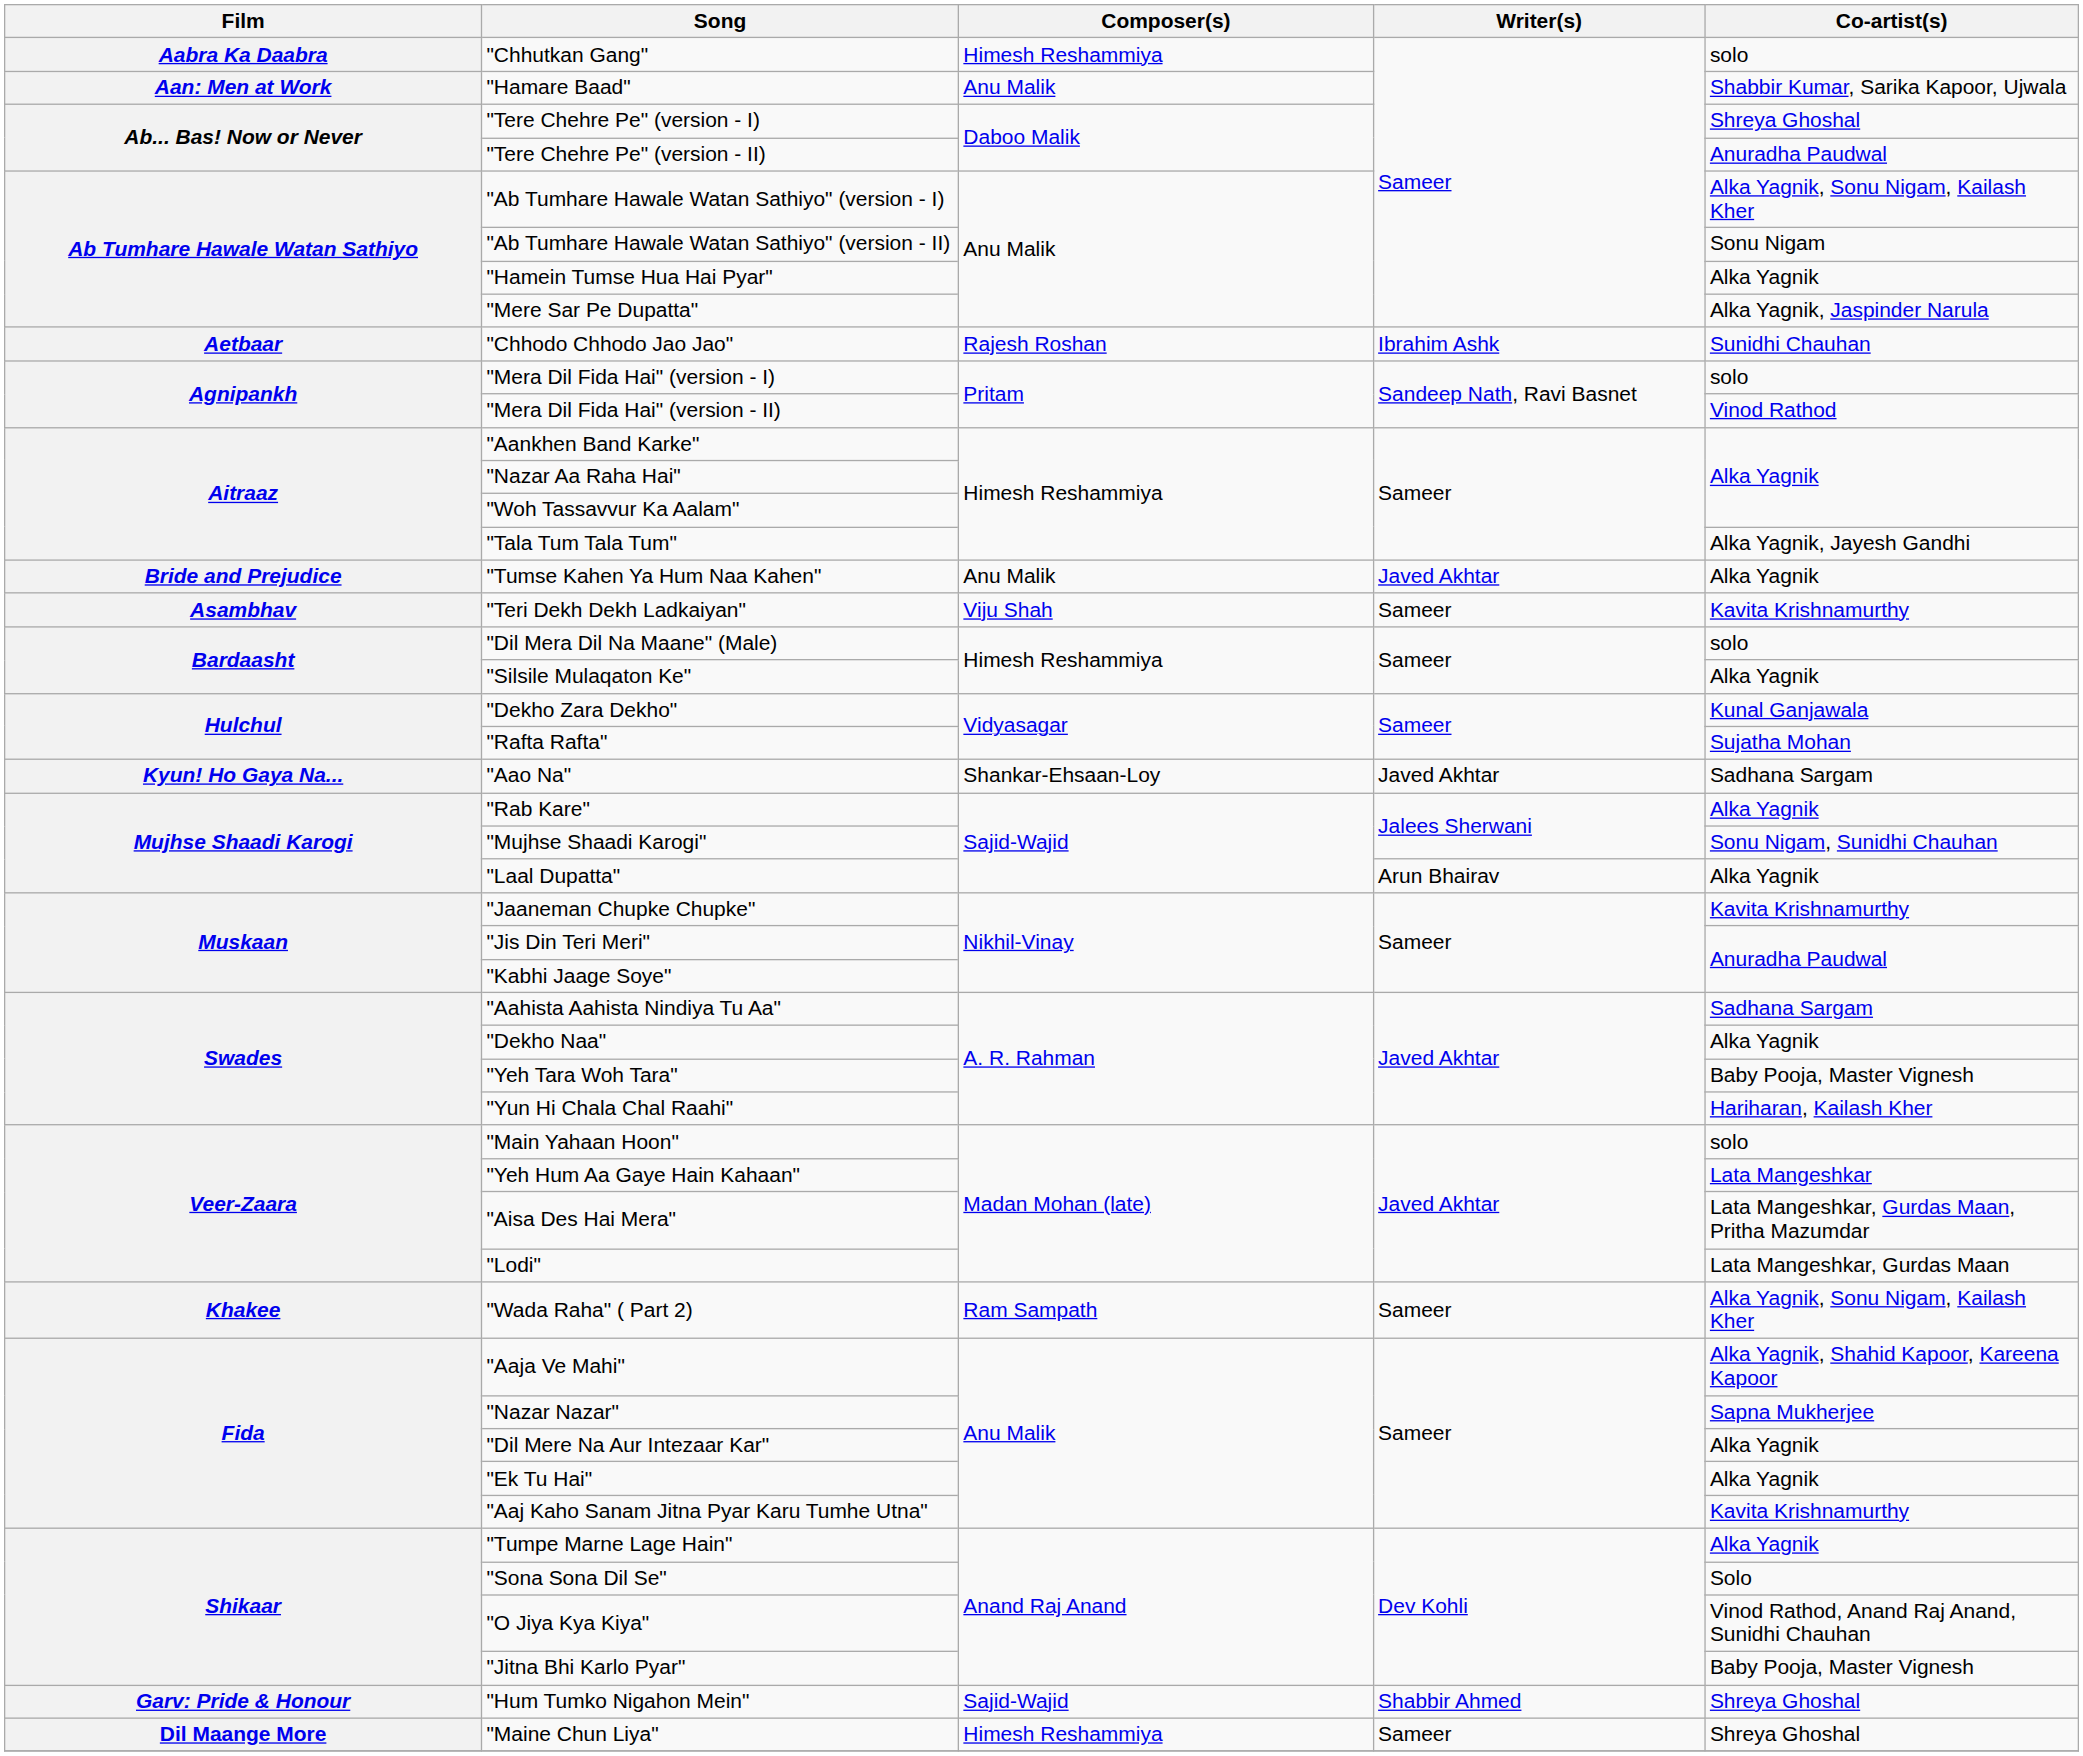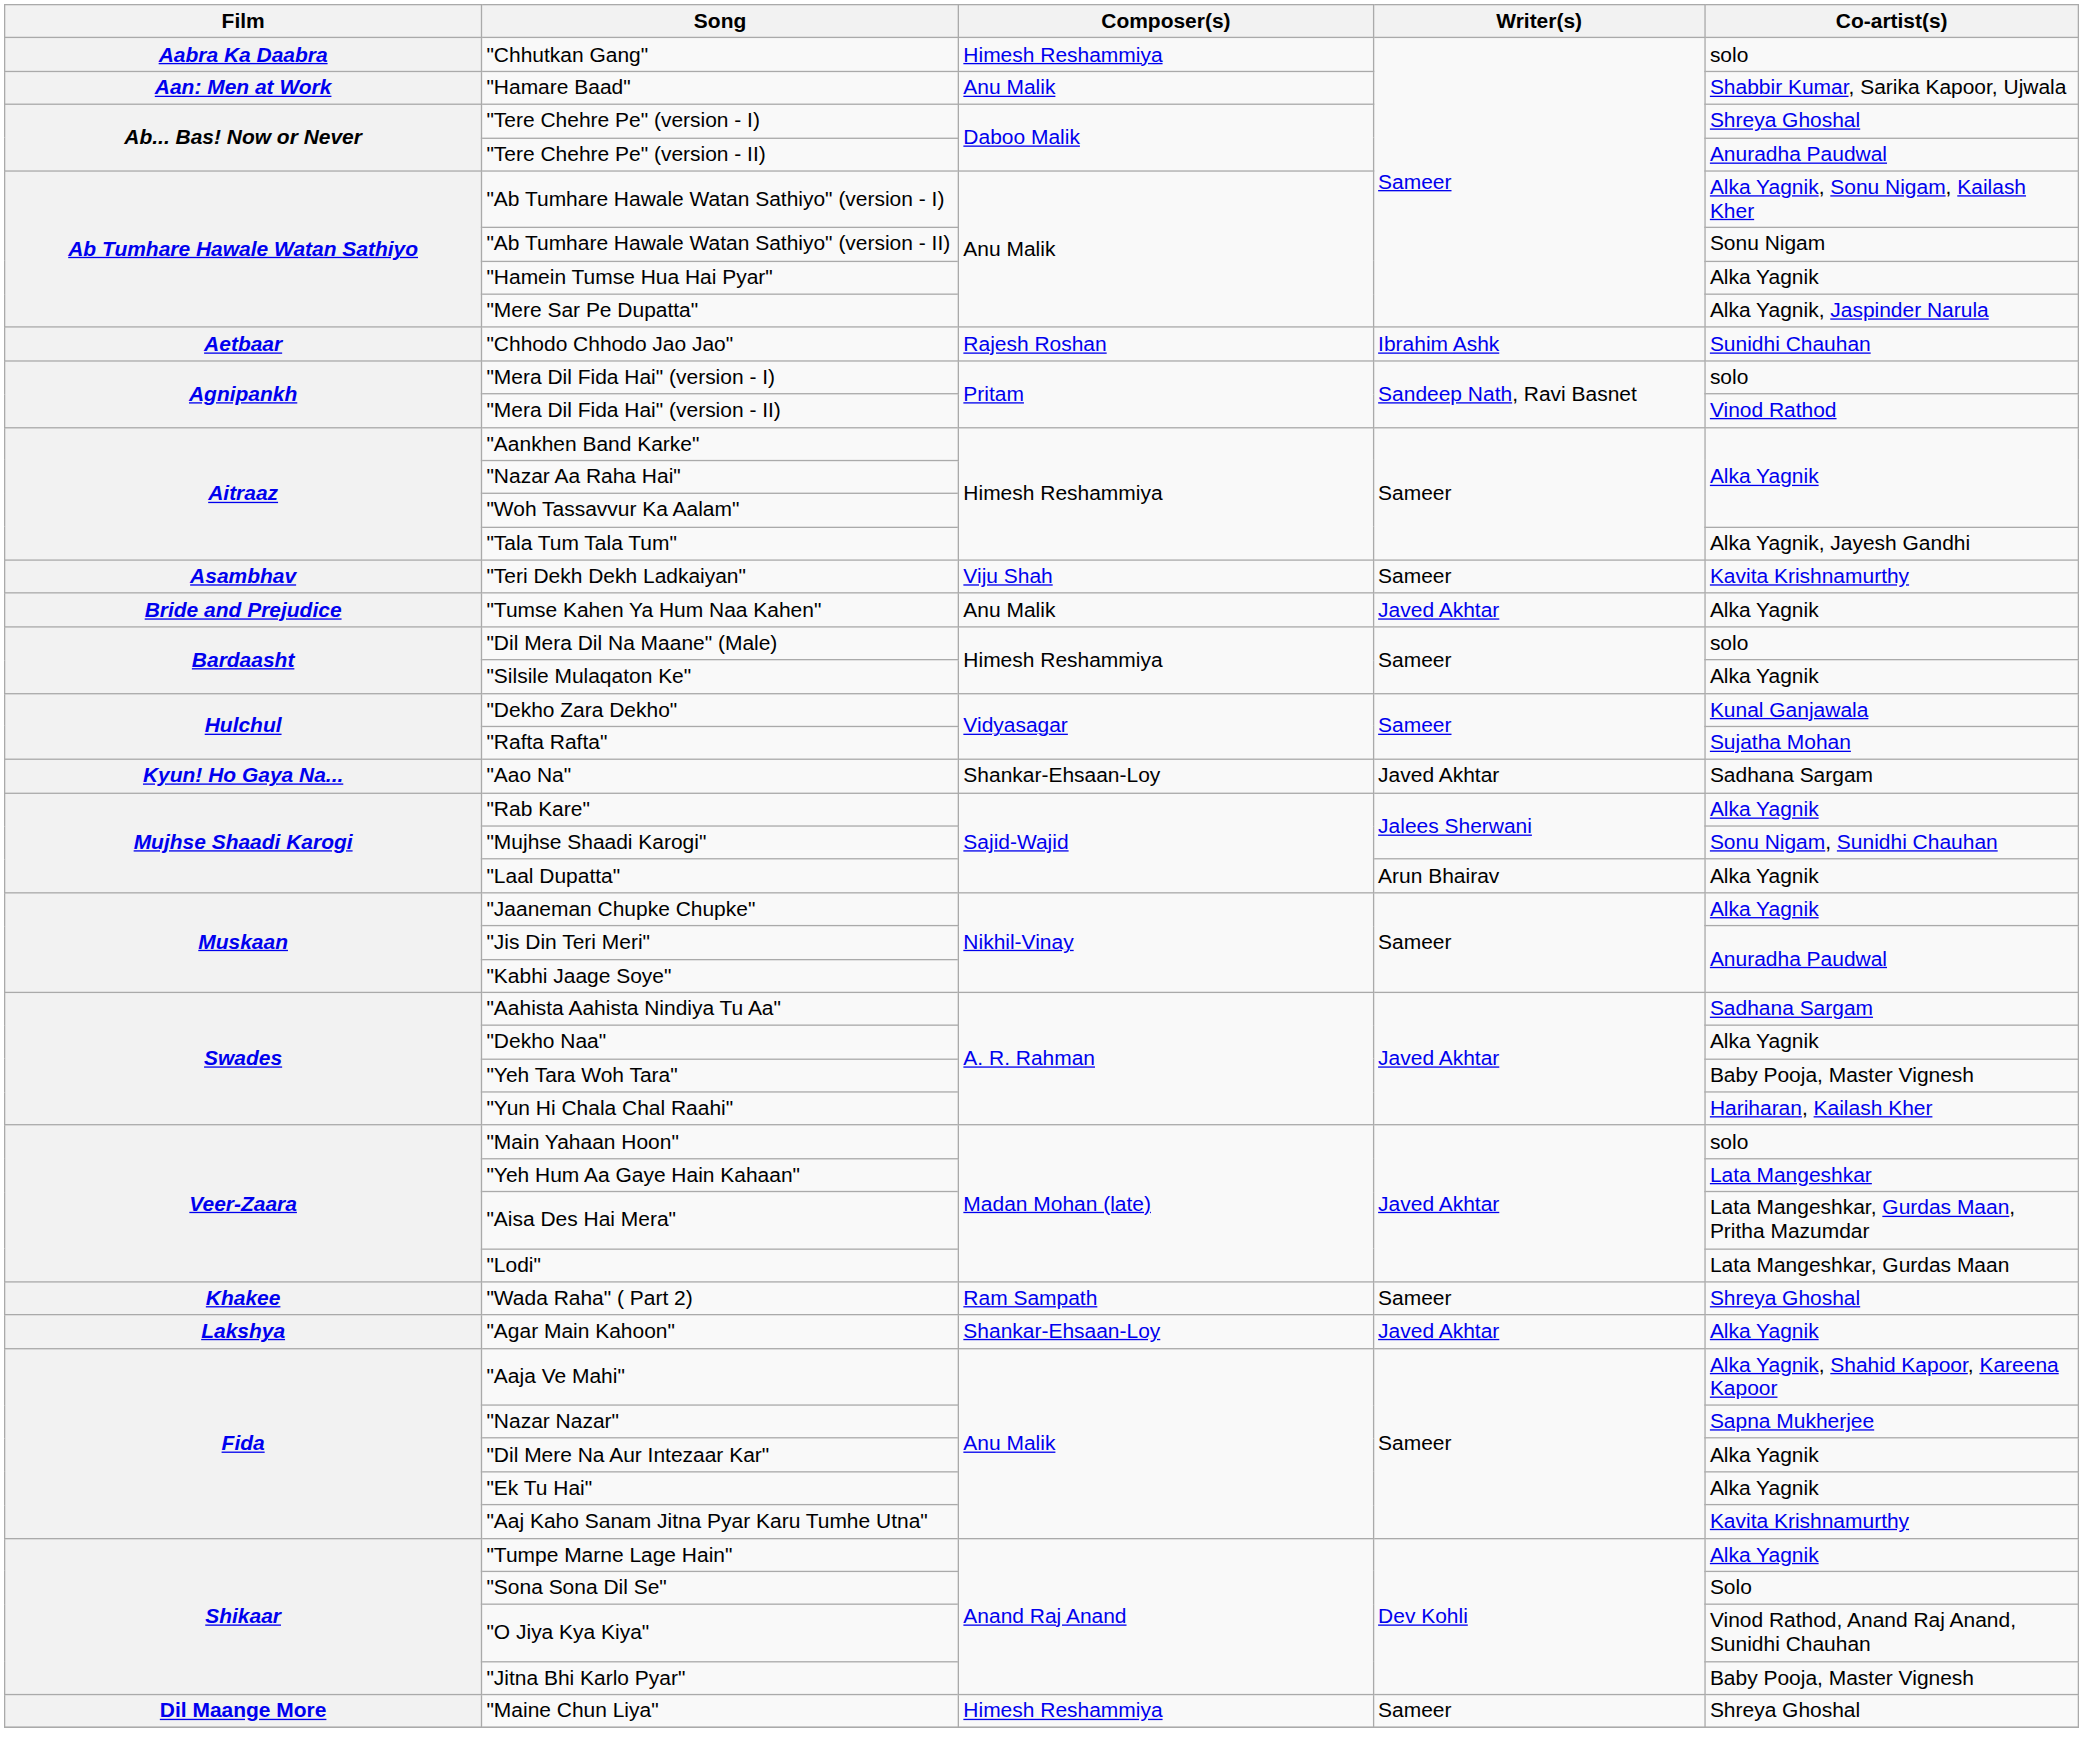rows swapped: (616, 609) <-> (654, 576)
(1809, 908) Kavita Krishnamurthy -> (1764, 908) Alka Yagnik
(1868, 1309) Alka Yagnik, Sonu Nigam, Kailash Kher -> (1785, 1298) Shreya Ghoshal
+ row: (581, 1331)
- row: (618, 1701)
